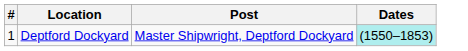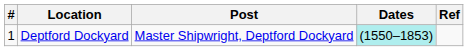+ column: (449, 14)
